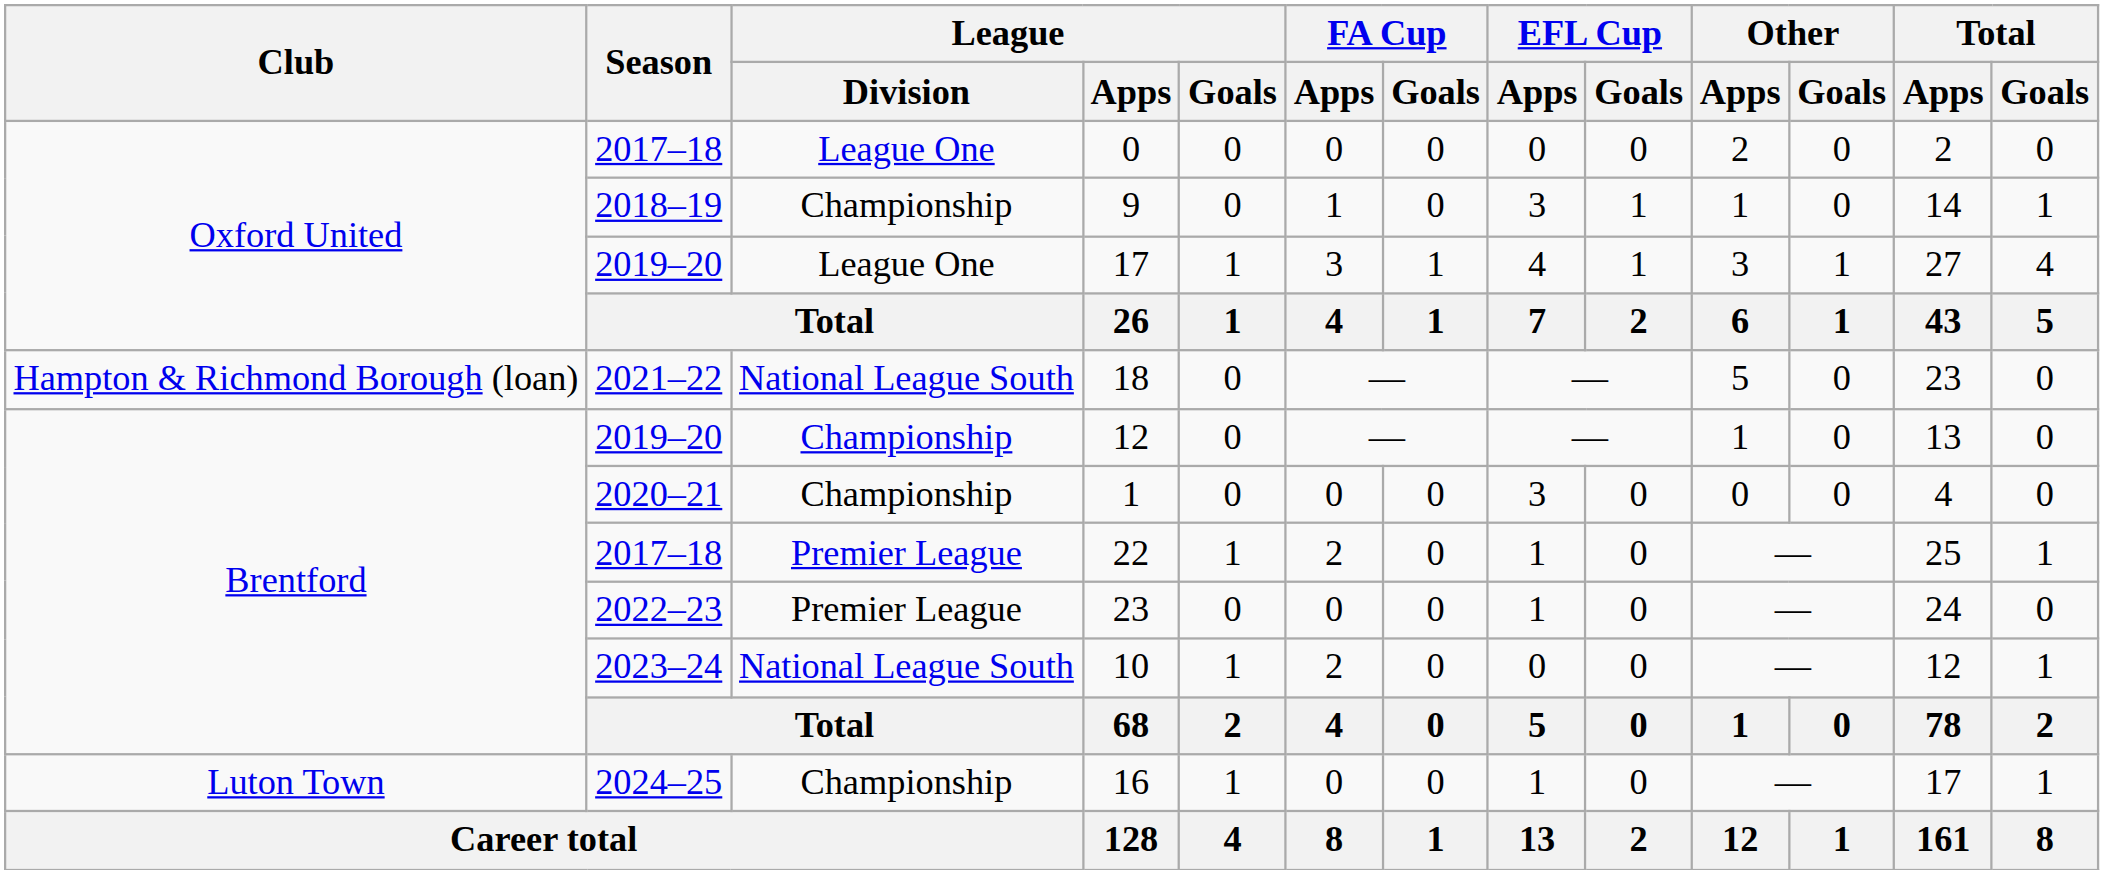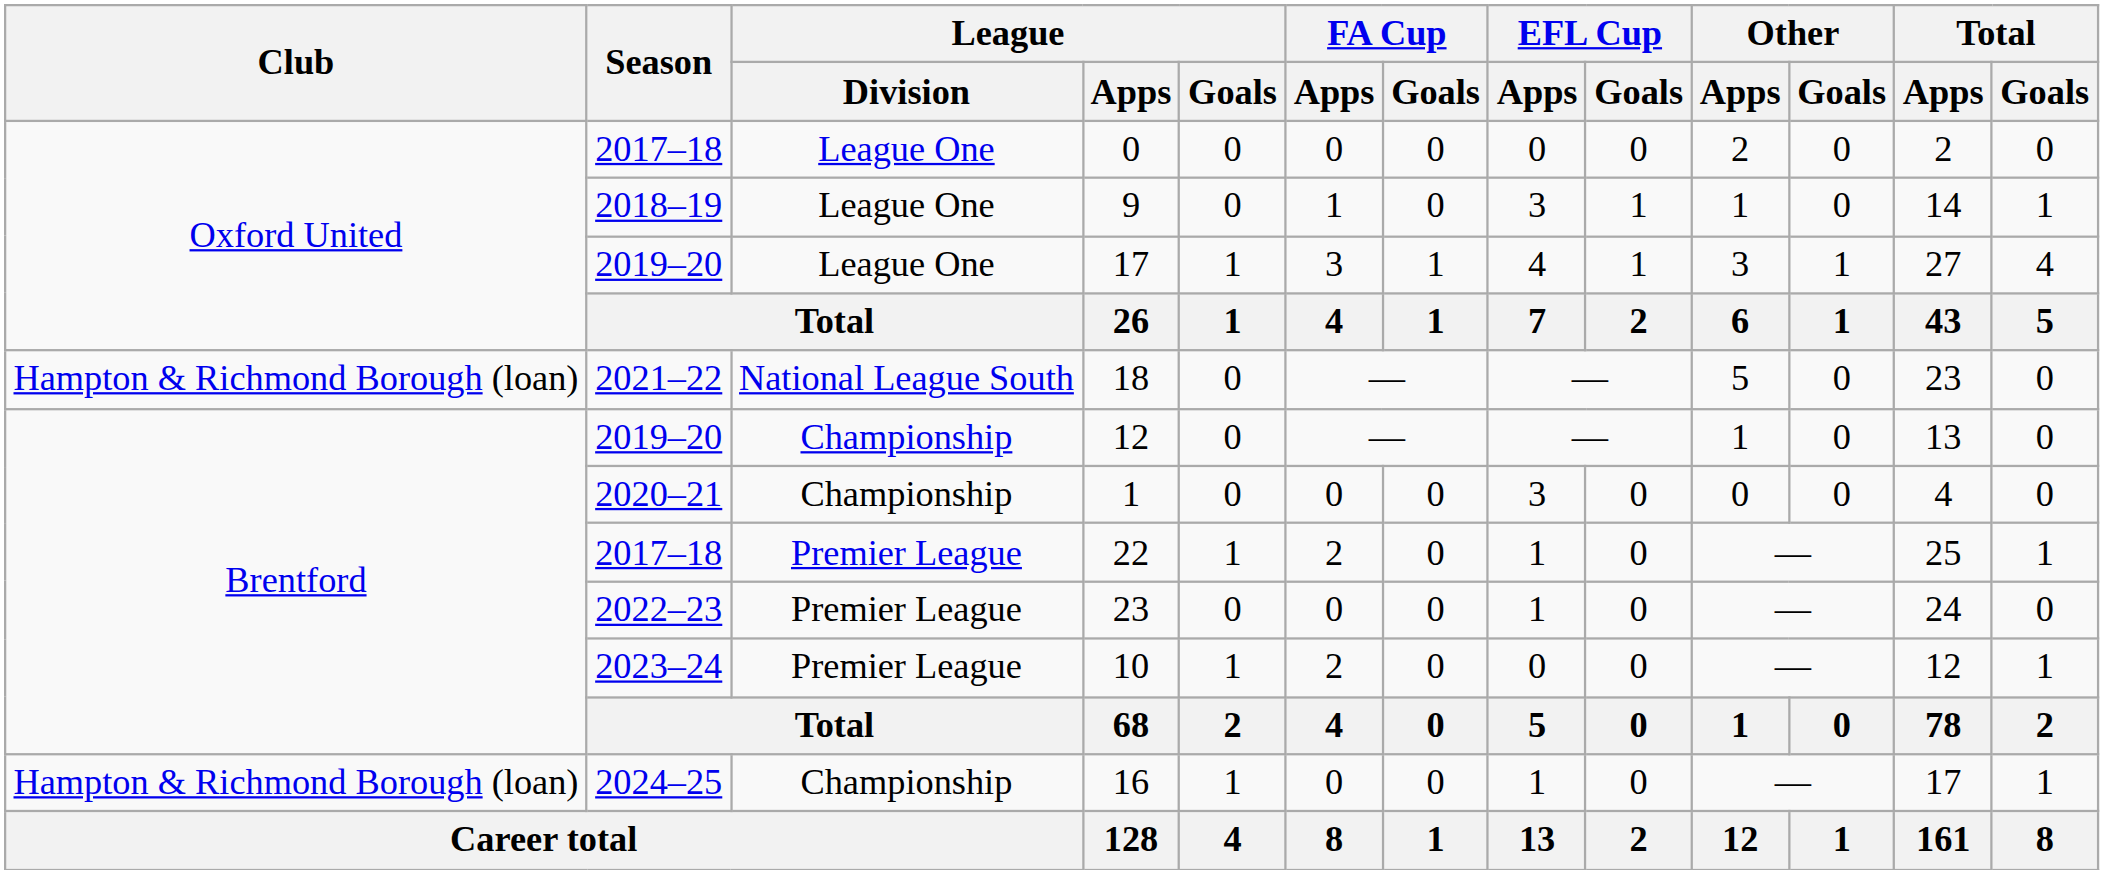(906, 206) Championship -> (906, 206) League One
(906, 666) National League South -> (906, 666) Premier League
(296, 782) Luton Town -> (296, 782) Hampton & Richmond Borough (loan)
